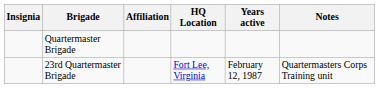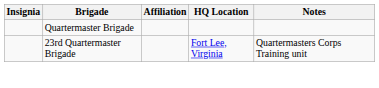- column: (252, 17)
